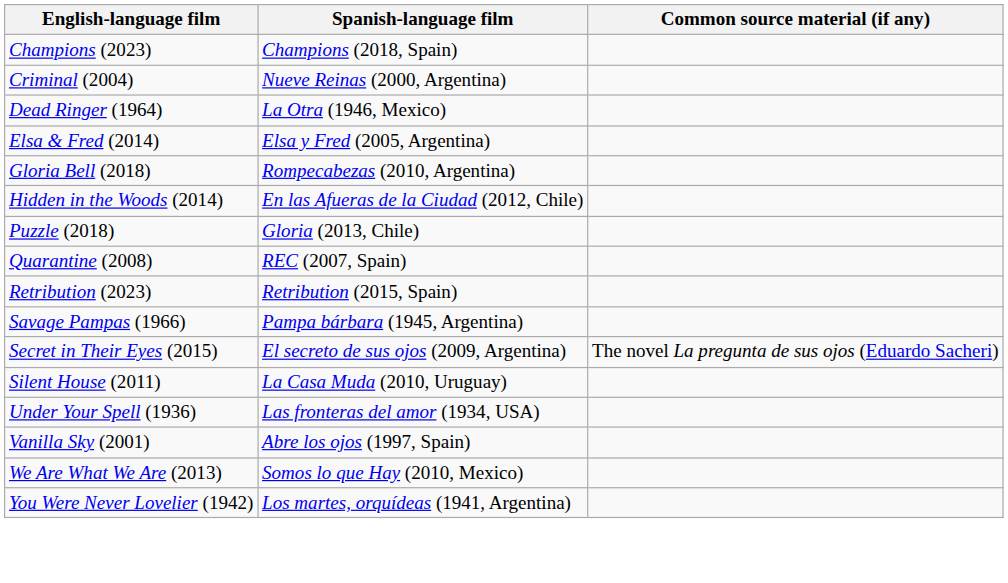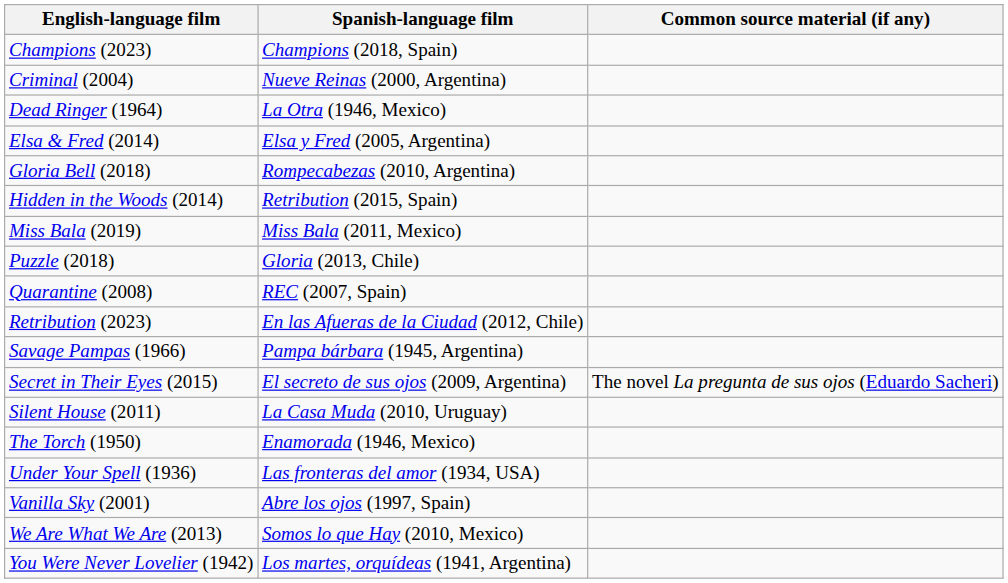(423, 200) En las Afueras de la Ciudad (2012, Chile) -> (360, 200) Retribution (2015, Spain)
+ row: (75, 230)
(360, 291) Retribution (2015, Spain) -> (423, 321) En las Afueras de la Ciudad (2012, Chile)
+ row: (75, 442)
